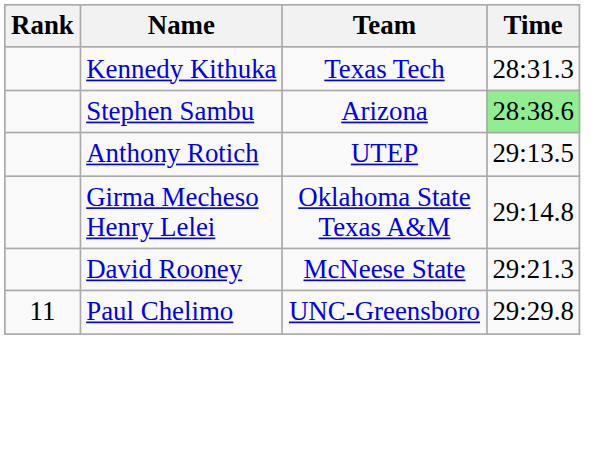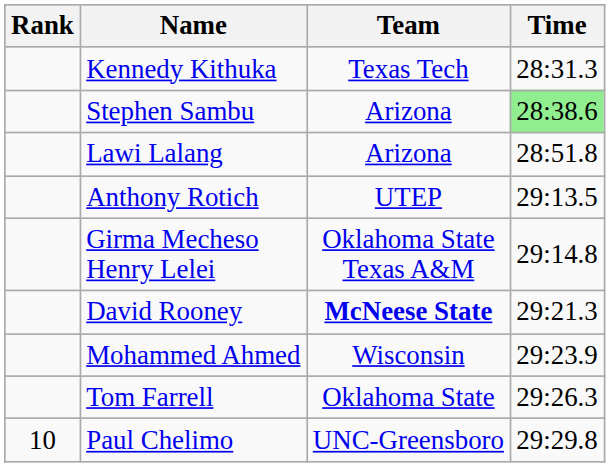+ row: (154, 153)
(384, 269) normal -> (408, 311) bold
+ row: (193, 354)
+ row: (150, 397)
(42, 311) 11 -> (42, 439) 10
